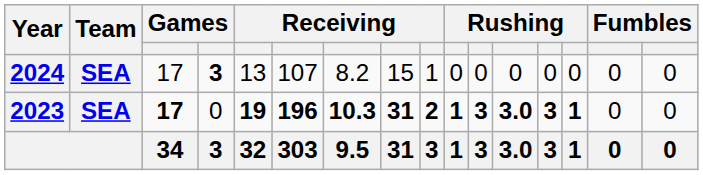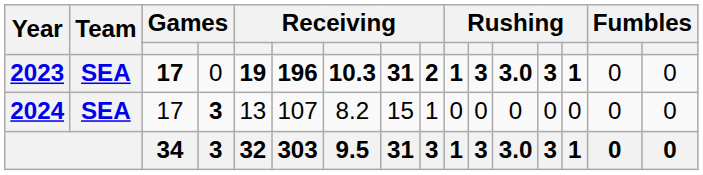rows swapped: (37, 111) <-> (37, 73)
